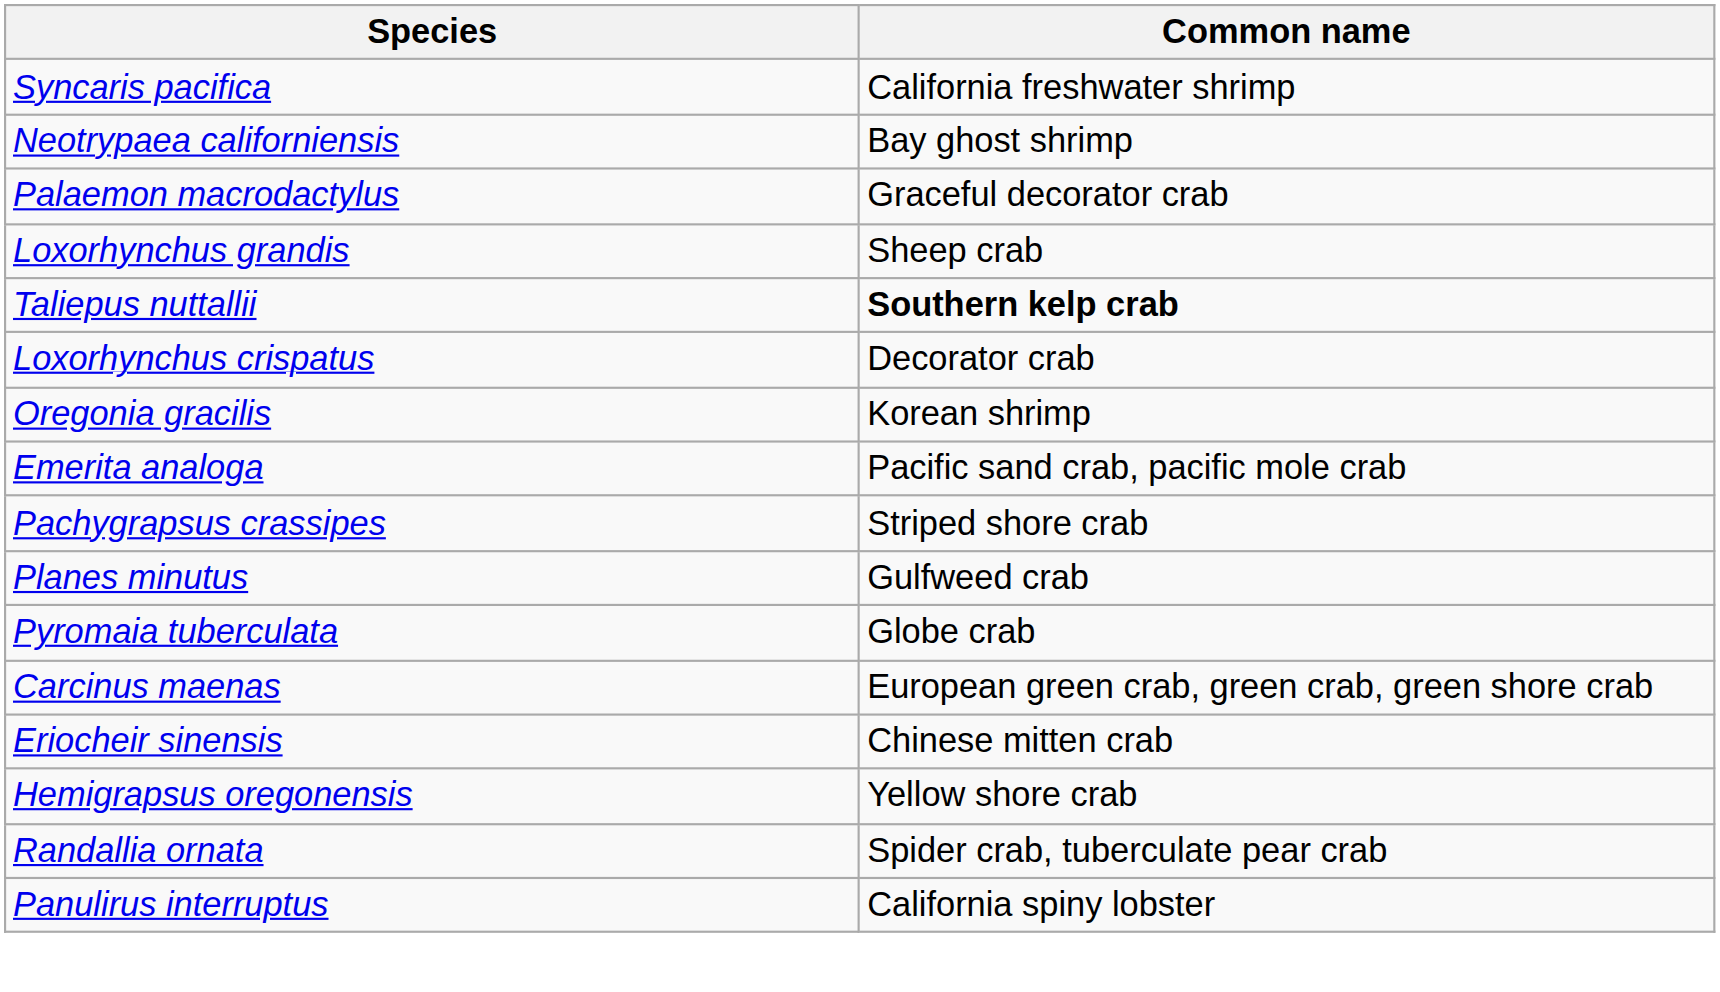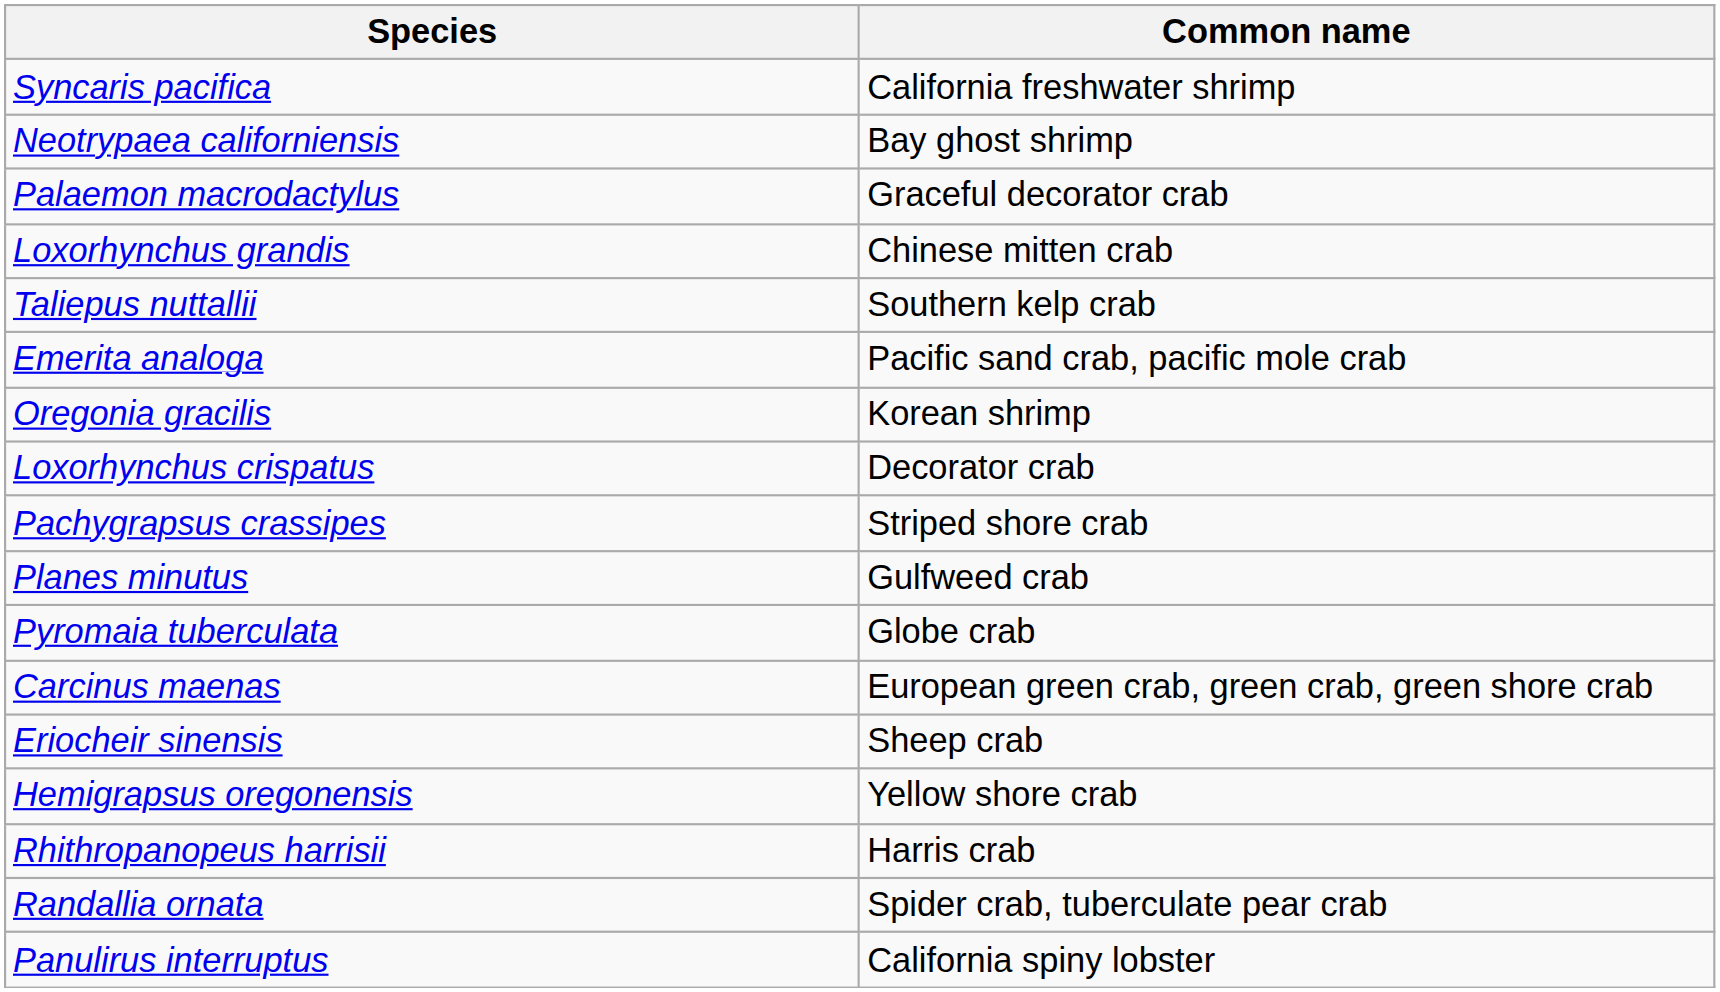(955, 250) Sheep crab -> (1020, 250) Chinese mitten crab
(1023, 304) bold -> (1012, 304) normal
rows swapped: (194, 359) <-> (138, 468)
(1020, 741) Chinese mitten crab -> (955, 741) Sheep crab
+ row: (199, 850)
